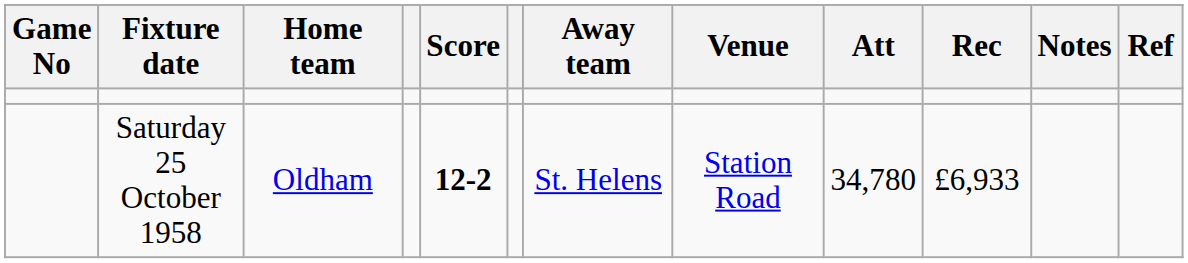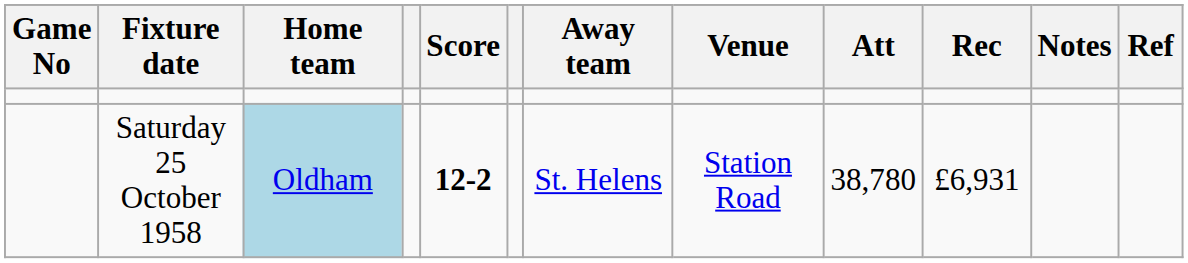(323, 179) no background -> (323, 179) lightblue background
(873, 179) 34,780 -> (873, 179) 38,780
(977, 179) £6,933 -> (977, 179) £6,931
